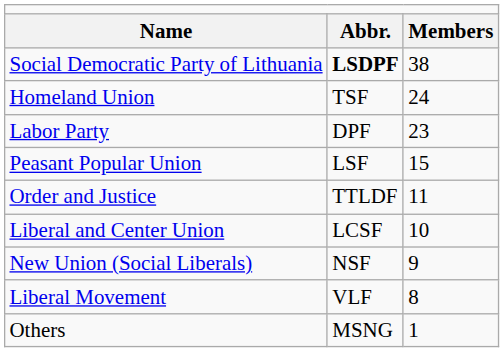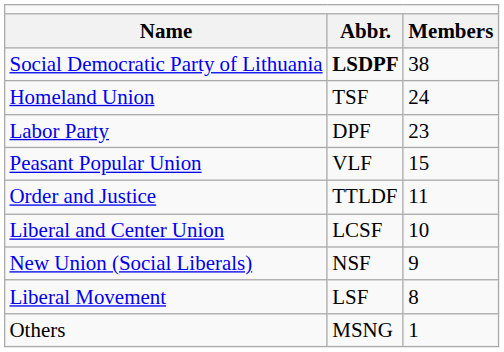(350, 163) LSF -> (352, 163) VLF
(352, 296) VLF -> (350, 296) LSF
